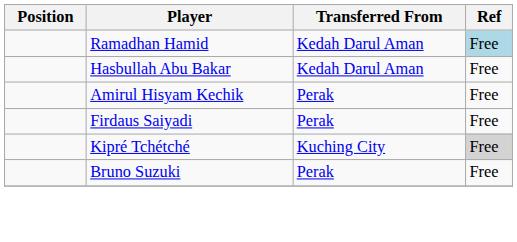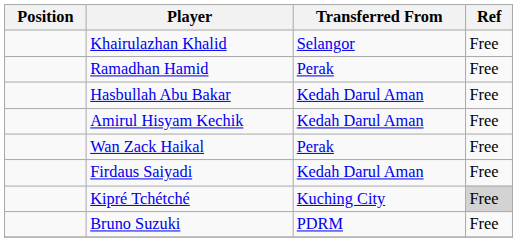+ row: (158, 43)
(360, 43) Kedah Darul Aman -> (315, 69) Perak
(484, 43) lightblue background -> (484, 69) no background
(315, 95) Perak -> (360, 120) Kedah Darul Aman
+ row: (147, 146)
(315, 120) Perak -> (360, 172) Kedah Darul Aman
(315, 172) Perak -> (320, 224) PDRM
